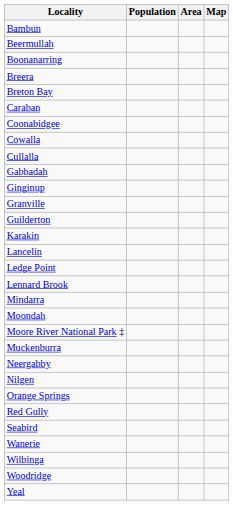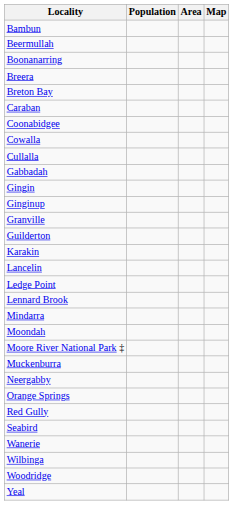+ row: (21, 188)
- row: (20, 380)
